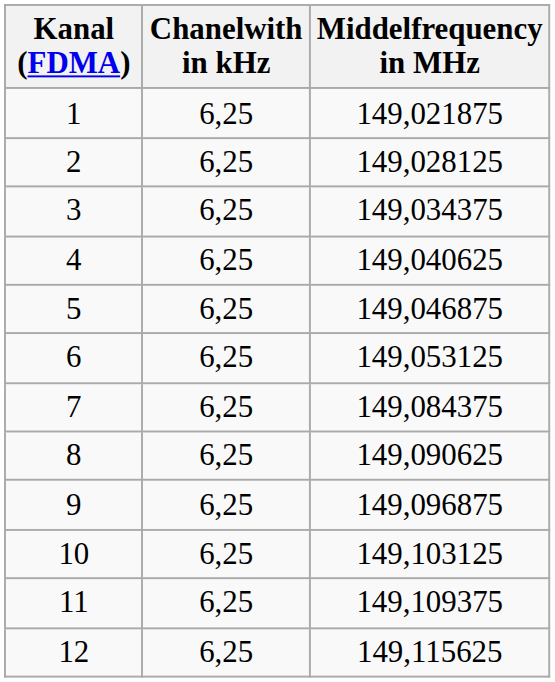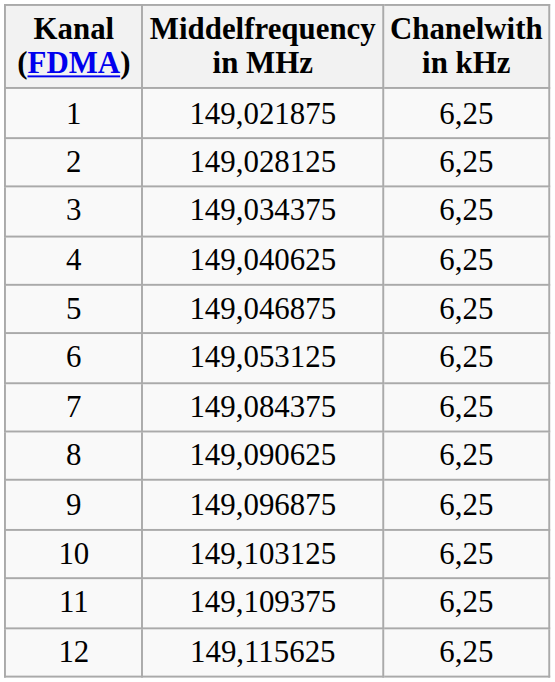columns swapped: (430, 46) <-> (226, 46)
